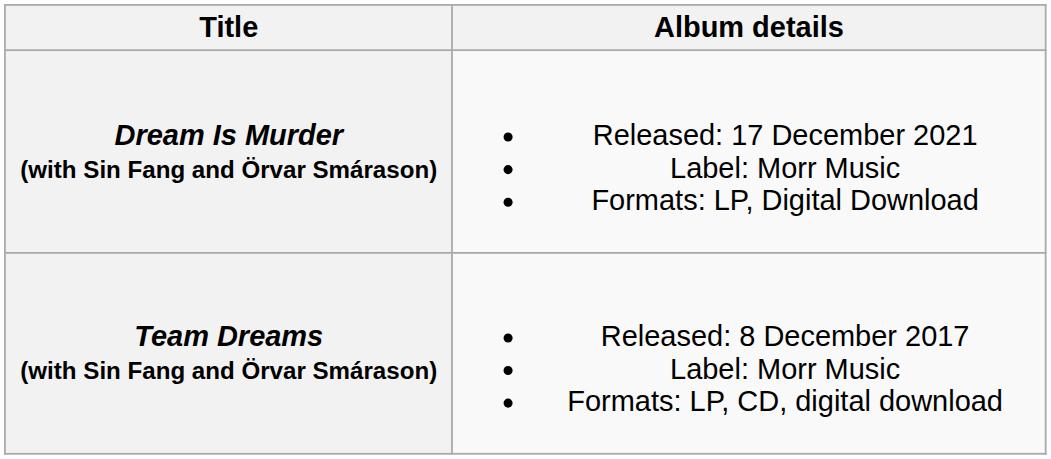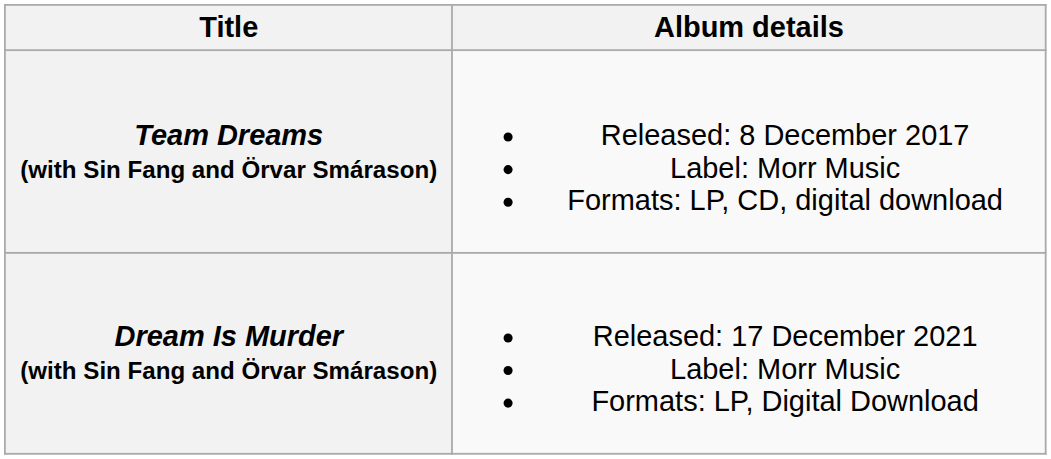rows swapped: (229, 352) <-> (229, 151)
